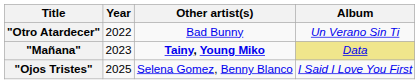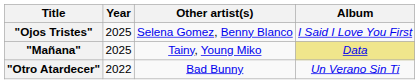rows swapped: (54, 32) <-> (54, 69)
(119, 50) 2023 -> (119, 50) 2025
(215, 50) bold -> (215, 50) normal
